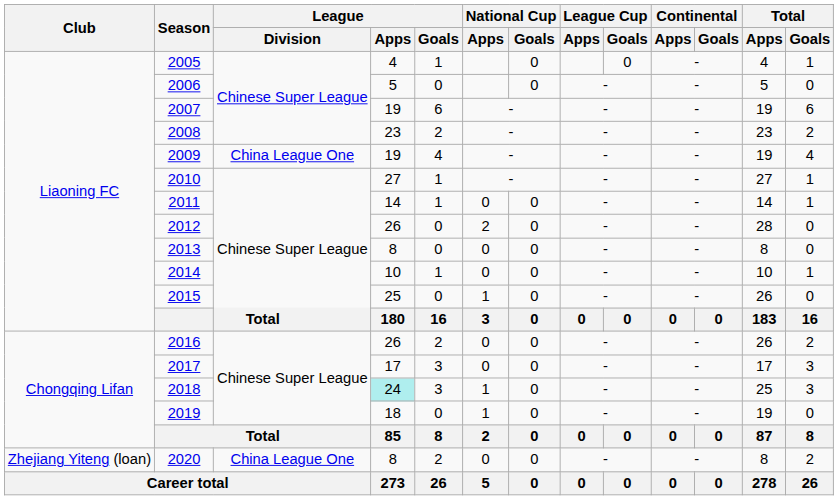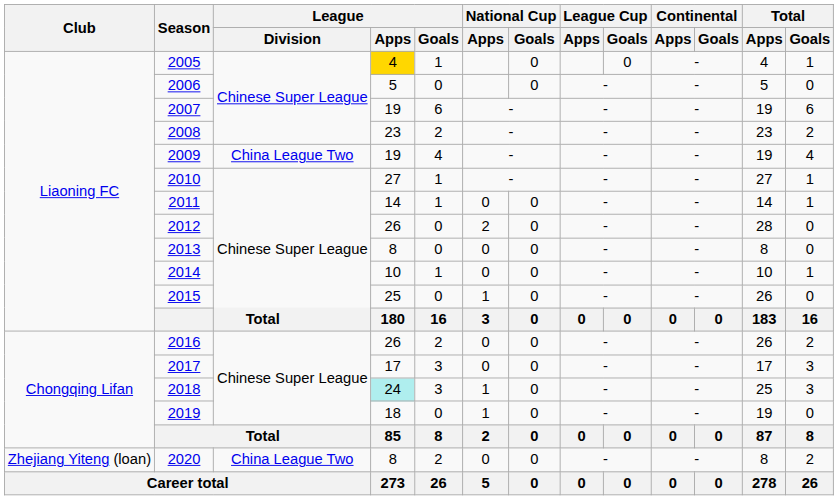(393, 62) no background -> (393, 62) gold background
(292, 156) China League One -> (292, 156) China League Two
(292, 459) China League One -> (292, 459) China League Two
